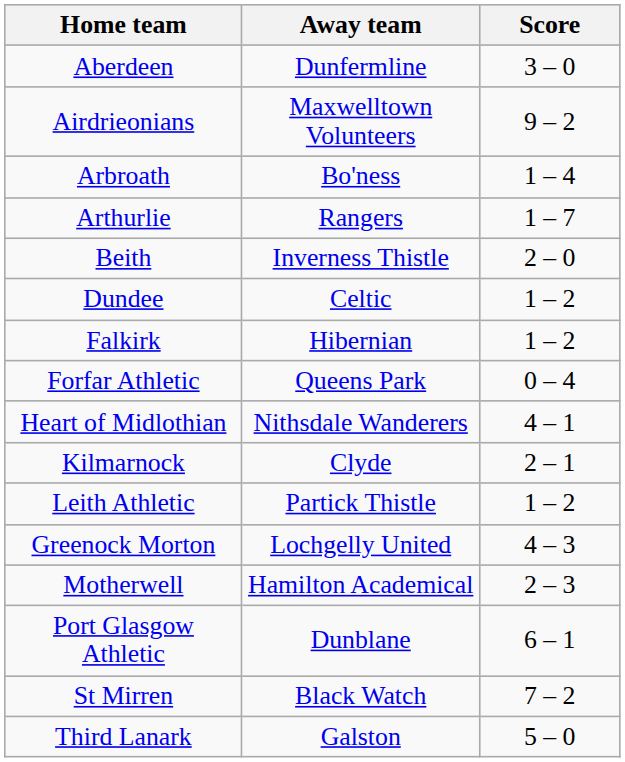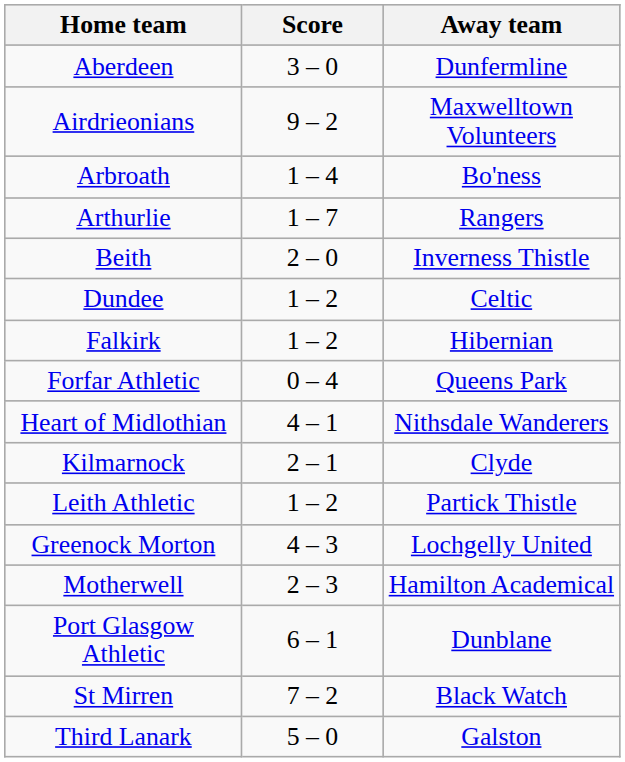columns swapped: (550, 24) <-> (361, 24)
